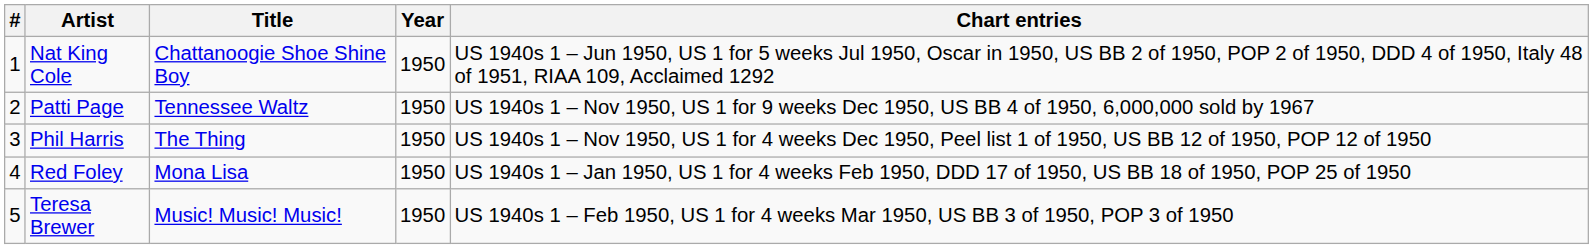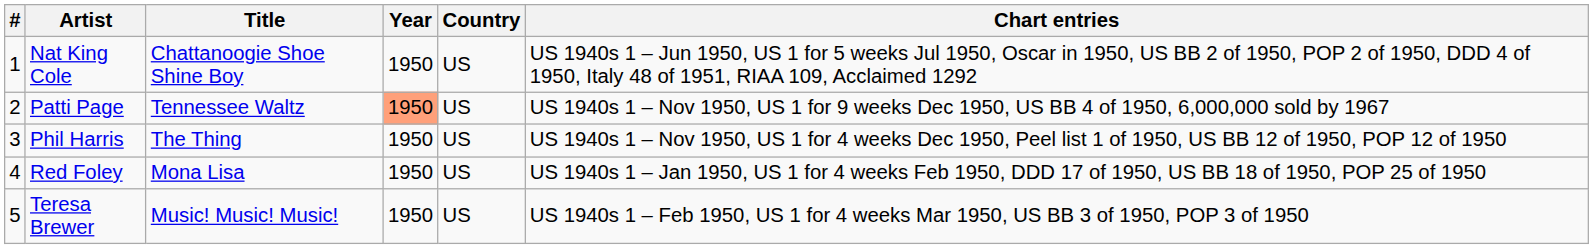+ column: (481, 20)
(423, 107) no background -> (411, 107) lightsalmon background
